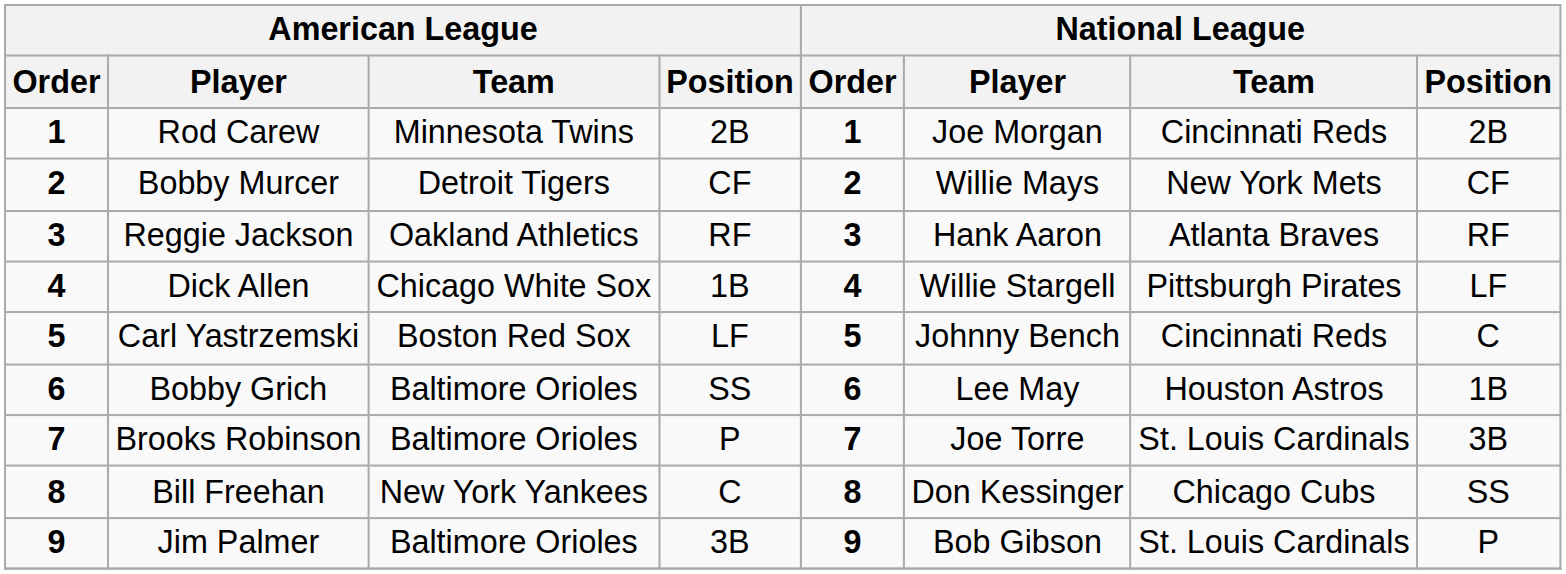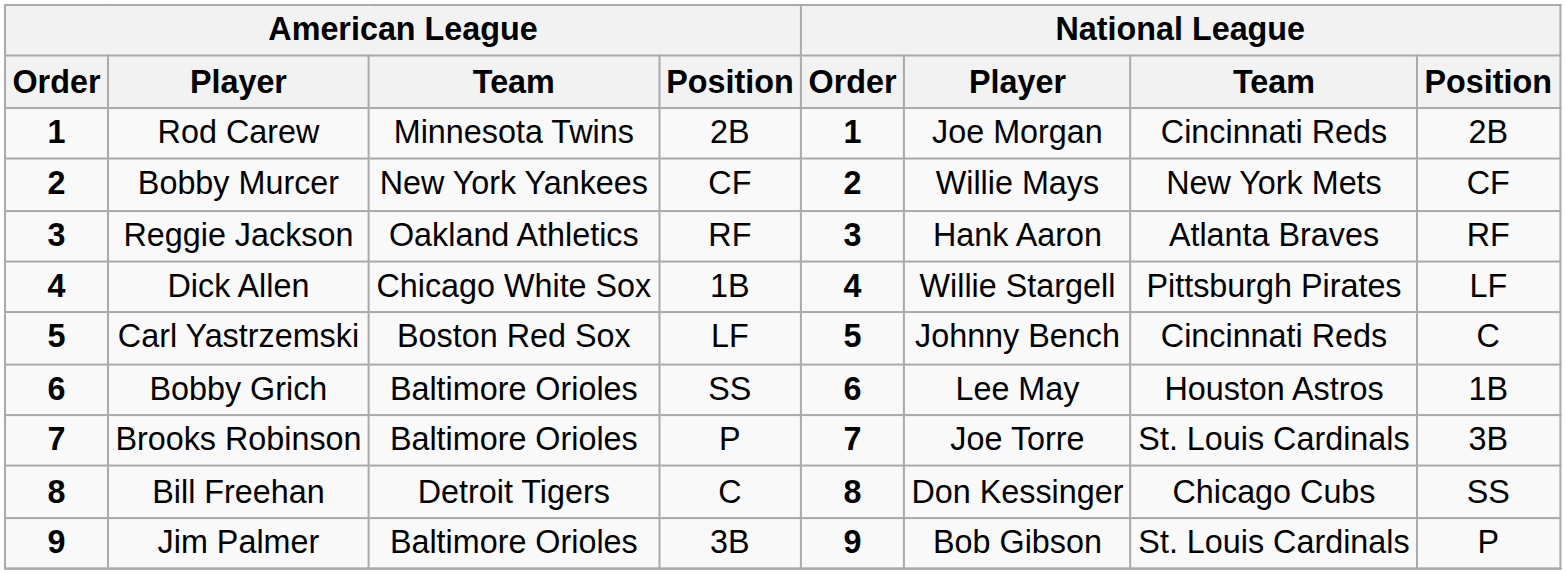(514, 183) Detroit Tigers -> (514, 183) New York Yankees
(514, 491) New York Yankees -> (514, 491) Detroit Tigers
